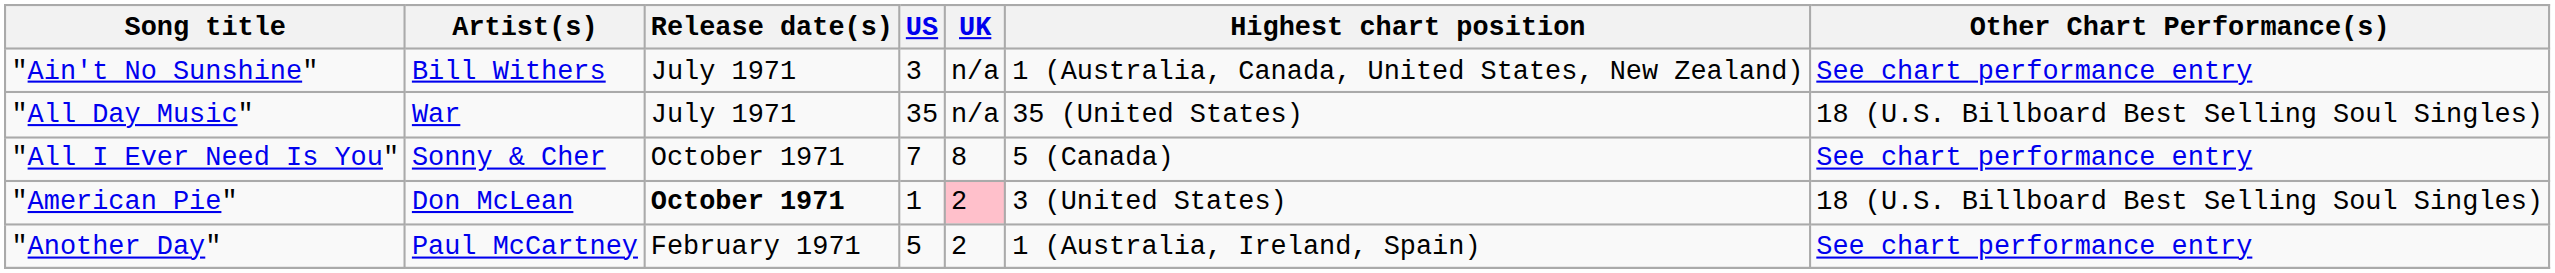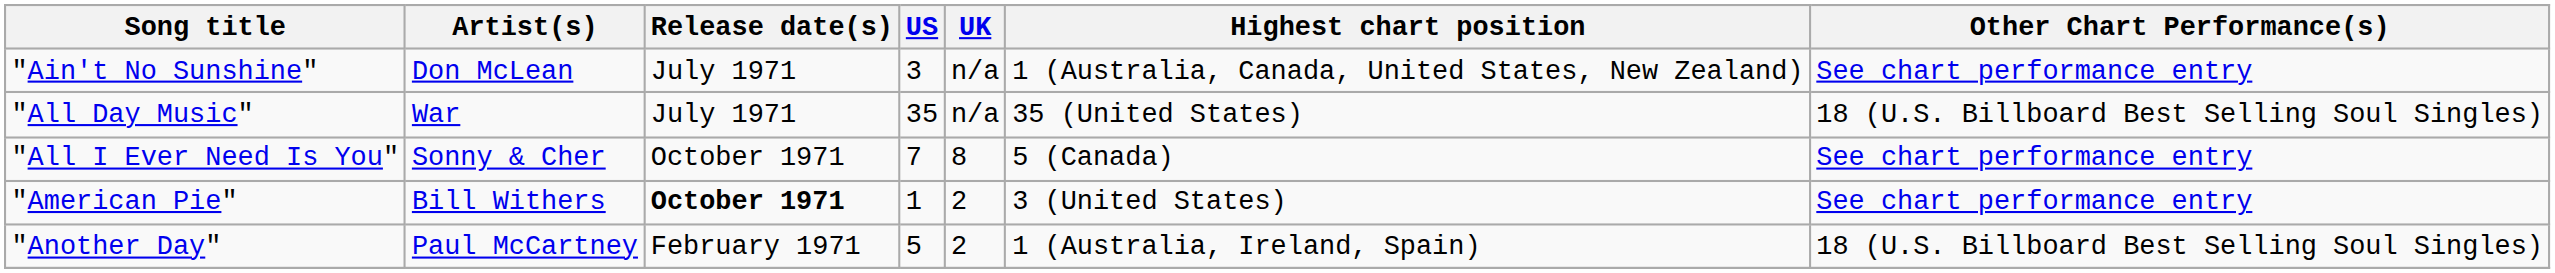(509, 71) Bill Withers -> (493, 71) Don McLean
(493, 202) Don McLean -> (509, 202) Bill Withers
(959, 202) pink background -> (959, 202) no background
(2180, 202) 18 (U.S. Billboard Best Selling Soul Singles) -> (2034, 202) See chart performance entry
(2034, 246) See chart performance entry -> (2180, 246) 18 (U.S. Billboard Best Selling Soul Singles)
